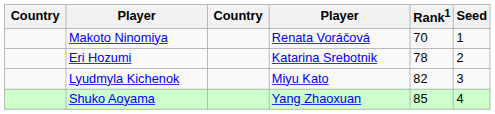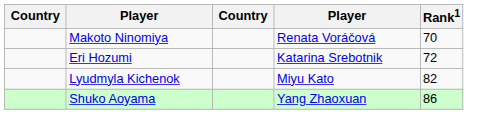- column: (472, 16)
(420, 58) 78 -> (430, 58) 72
(420, 99) 85 -> (430, 99) 86
